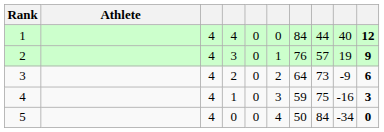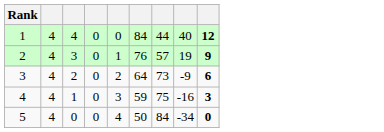- column: (121, 14)
